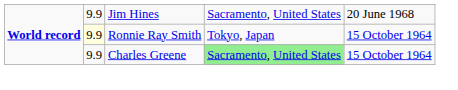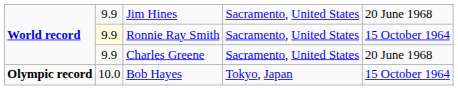(241, 34) Tokyo, Japan -> (292, 34) Sacramento, United States
(274, 54) lightgreen background -> (292, 54) no background
(389, 54) 15 October 1964 -> (399, 54) 20 June 1968
+ row: (154, 74)
